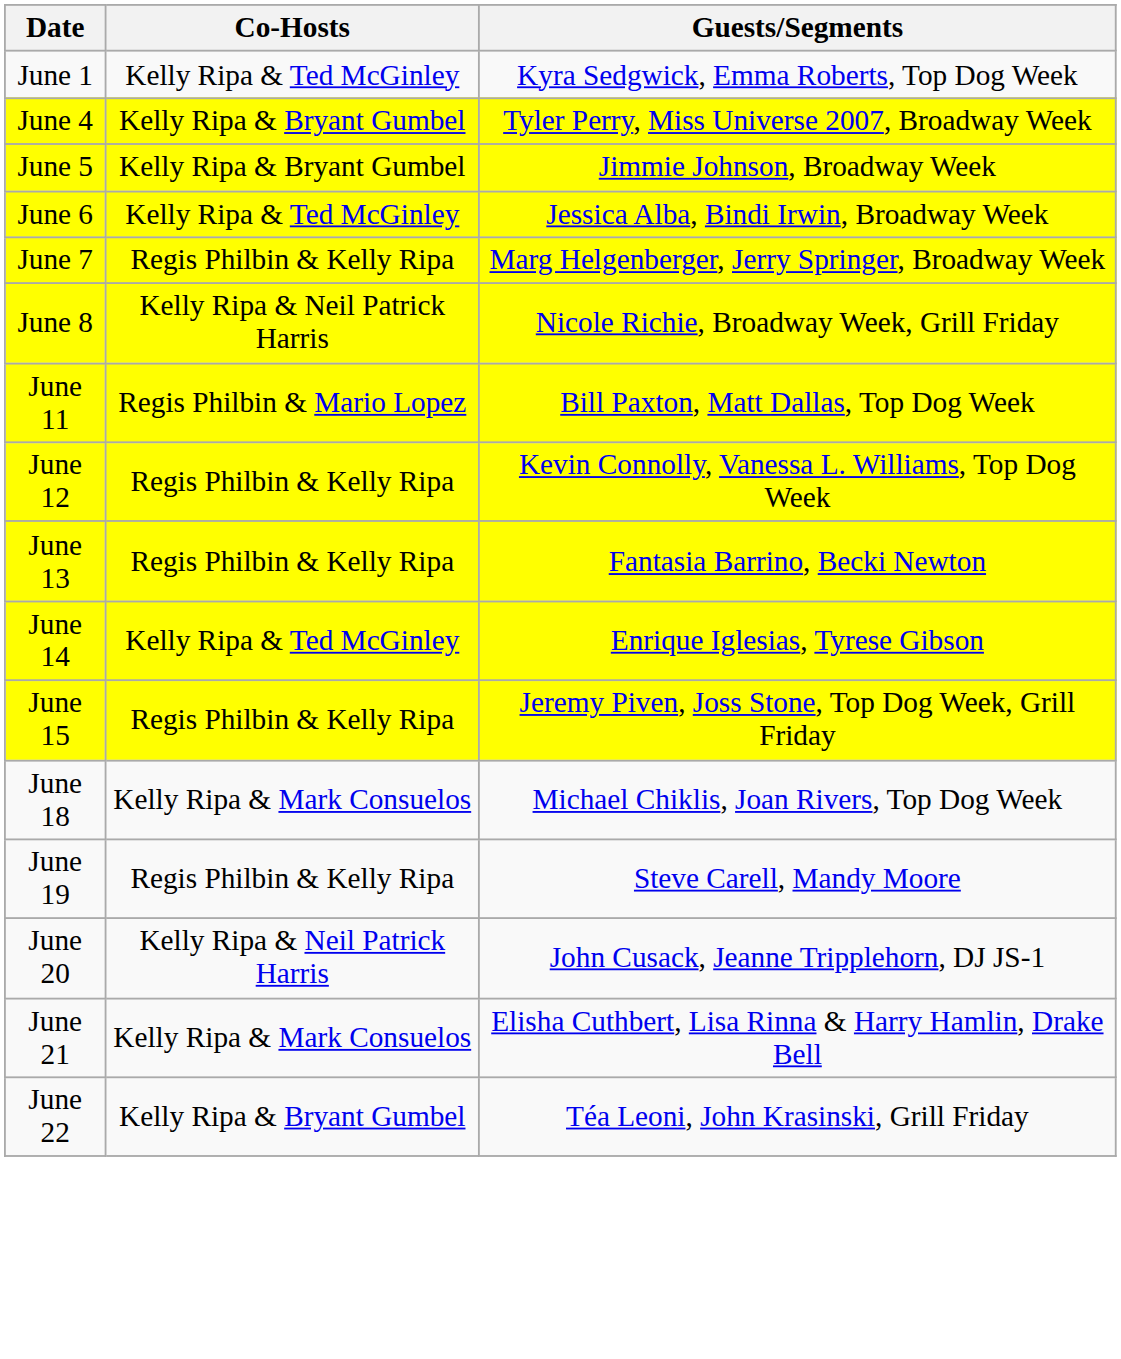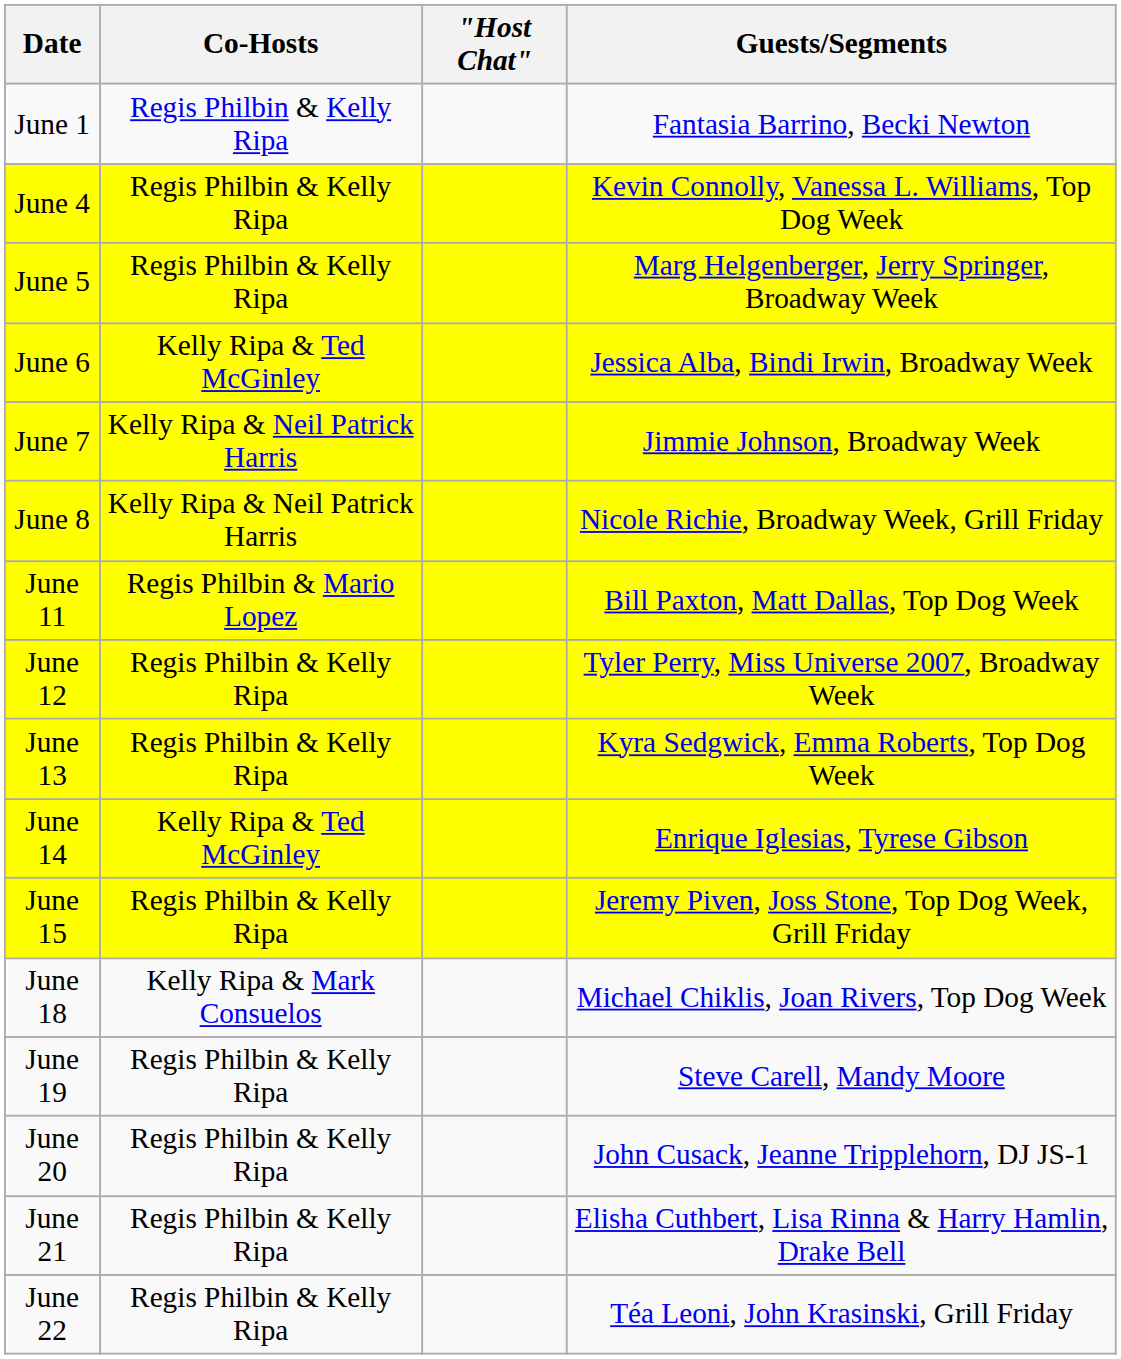+ column: (495, 44)
(292, 74) Kelly Ripa & Ted McGinley -> (261, 123) Regis Philbin & Kelly Ripa
(797, 74) Kyra Sedgwick, Emma Roberts, Top Dog Week -> (841, 123) Fantasia Barrino, Becki Newton
(292, 120) Kelly Ripa & Bryant Gumbel -> (261, 202) Regis Philbin & Kelly Ripa
(797, 120) Tyler Perry, Miss Universe 2007, Broadway Week -> (841, 202) Kevin Connolly, Vanessa L. Williams, Top Dog Week
(292, 167) Kelly Ripa & Bryant Gumbel -> (261, 282) Regis Philbin & Kelly Ripa
(797, 167) Jimmie Johnson, Broadway Week -> (841, 282) Marg Helgenberger, Jerry Springer, Broadway Week
(292, 259) Regis Philbin & Kelly Ripa -> (261, 441) Kelly Ripa & Neil Patrick Harris
(797, 259) Marg Helgenberger, Jerry Springer, Broadway Week -> (841, 441) Jimmie Johnson, Broadway Week
(797, 481) Kevin Connolly, Vanessa L. Williams, Top Dog Week -> (841, 679) Tyler Perry, Miss Universe 2007, Broadway Week
(797, 560) Fantasia Barrino, Becki Newton -> (841, 758) Kyra Sedgwick, Emma Roberts, Top Dog Week
(292, 957) Kelly Ripa & Neil Patrick Harris -> (261, 1155) Regis Philbin & Kelly Ripa
(292, 1037) Kelly Ripa & Mark Consuelos -> (261, 1234) Regis Philbin & Kelly Ripa
(292, 1116) Kelly Ripa & Bryant Gumbel -> (261, 1314) Regis Philbin & Kelly Ripa
